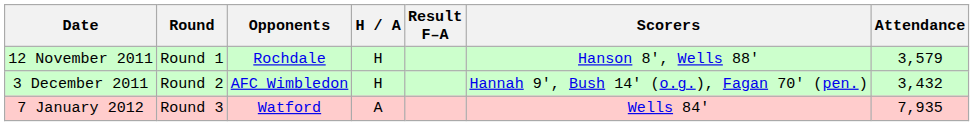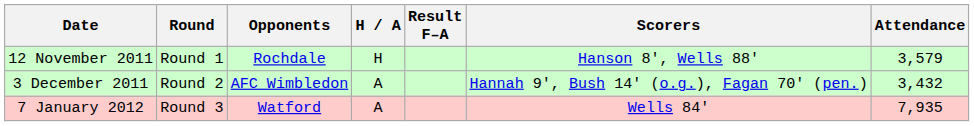(378, 83) H -> (378, 83) A
